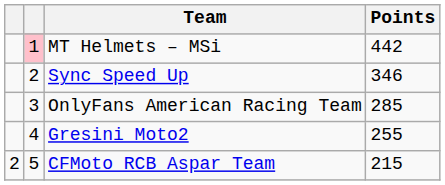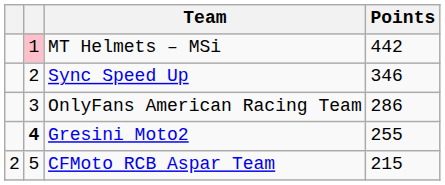(387, 107) 285 -> (387, 107) 286
(34, 136) normal -> (34, 136) bold
